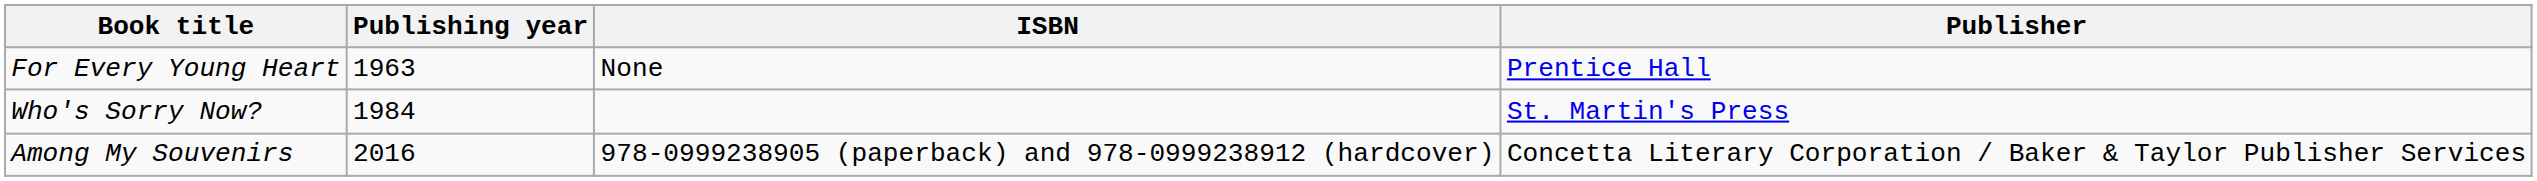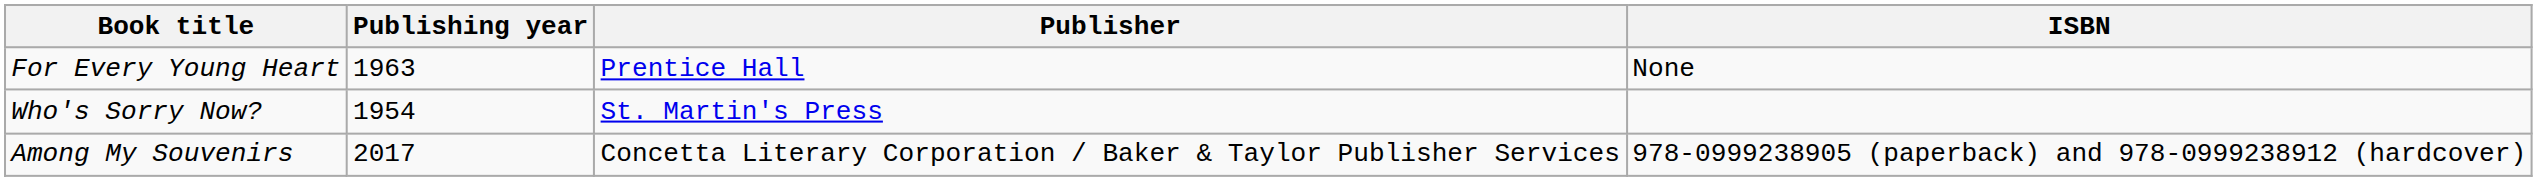columns swapped: (2017, 26) <-> (1048, 26)
(384, 111) 1984 -> (384, 111) 1954
(384, 154) 2016 -> (384, 154) 2017
